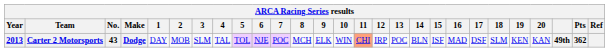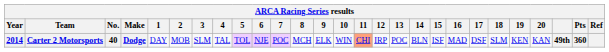(15, 40) 2013 -> (15, 40) 2014
(113, 40) 43 -> (113, 40) 40
(580, 40) 362 -> (580, 40) 360
